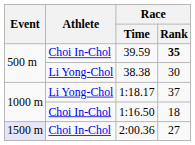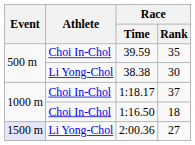(174, 53) bold -> (174, 53) normal
(81, 92) Li Yong-Chol -> (80, 92) Choi In-Chol
(80, 131) Choi In-Chol -> (81, 131) Li Yong-Chol
